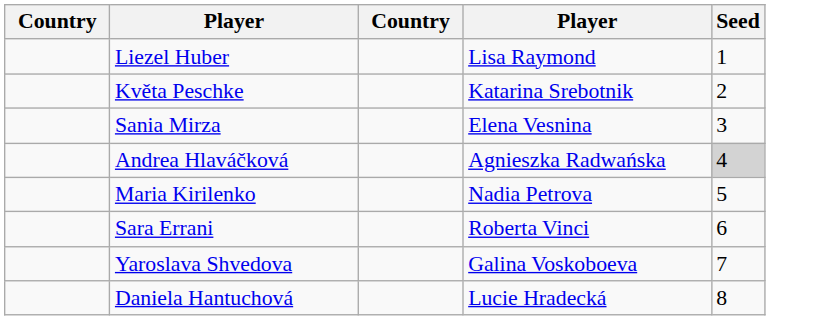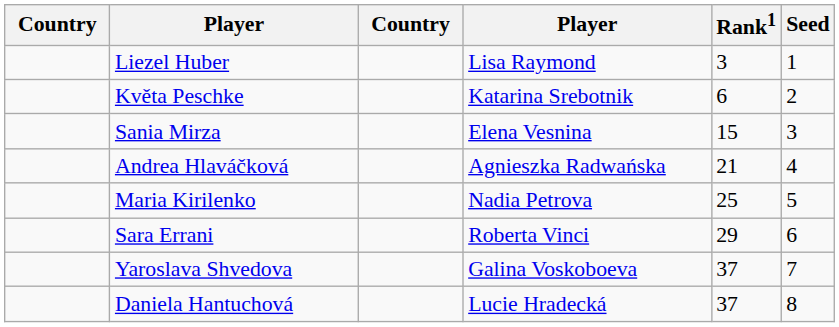+ column: (746, 24)
(722, 159) lightgrey background -> (792, 165) no background
